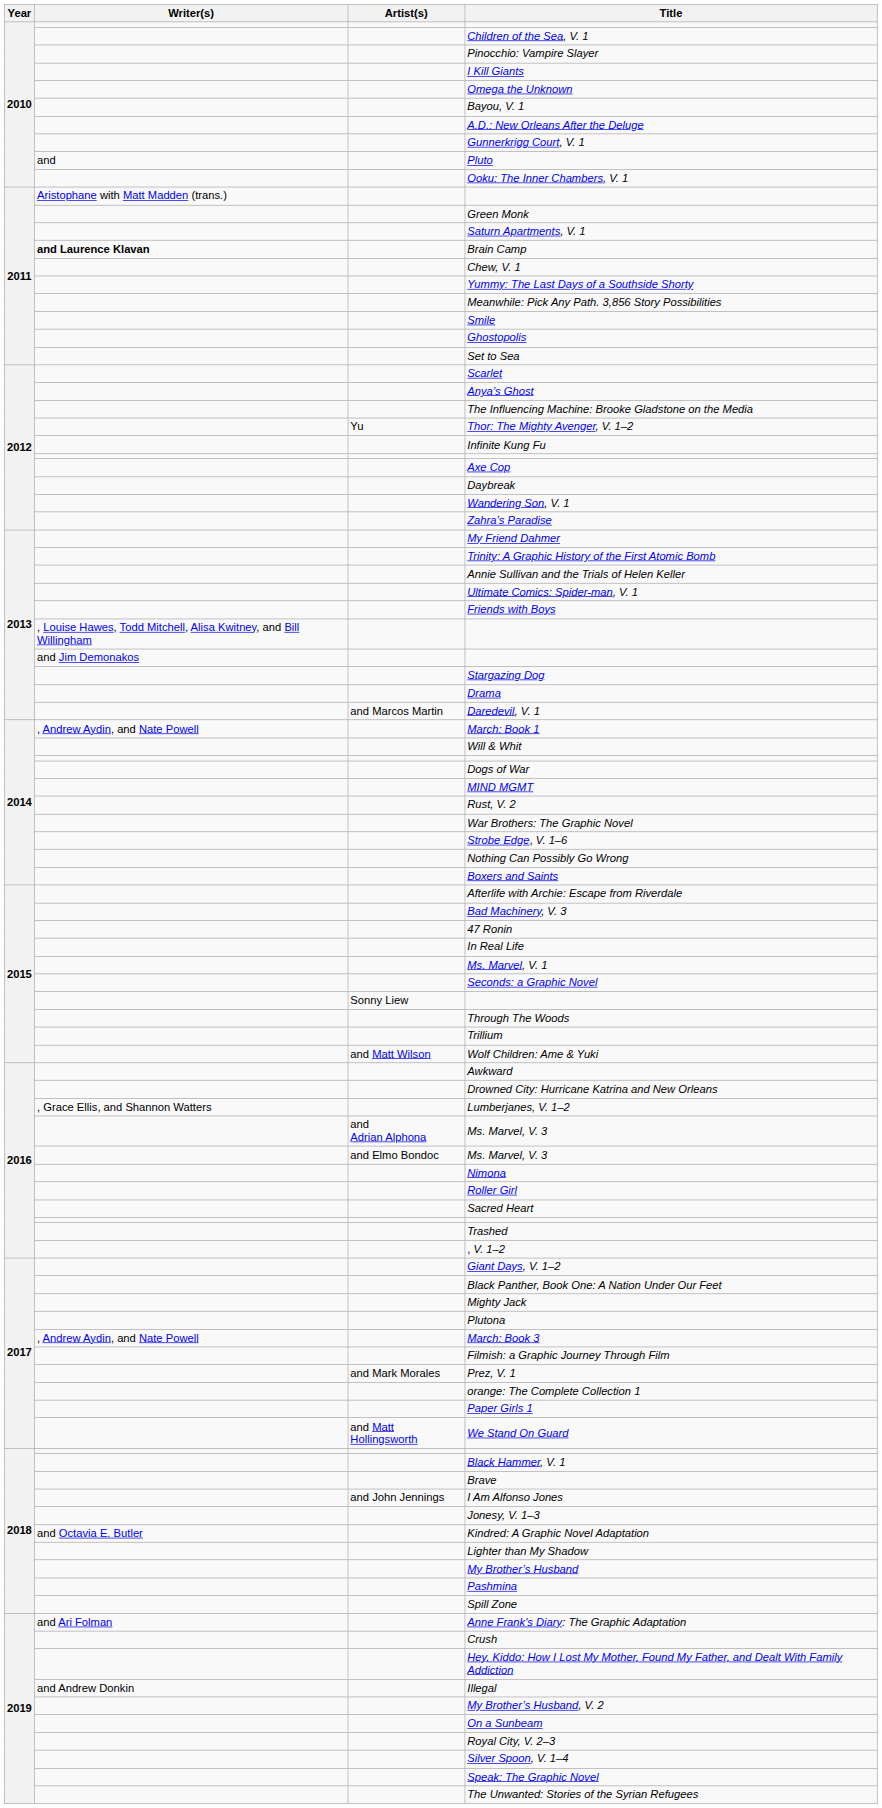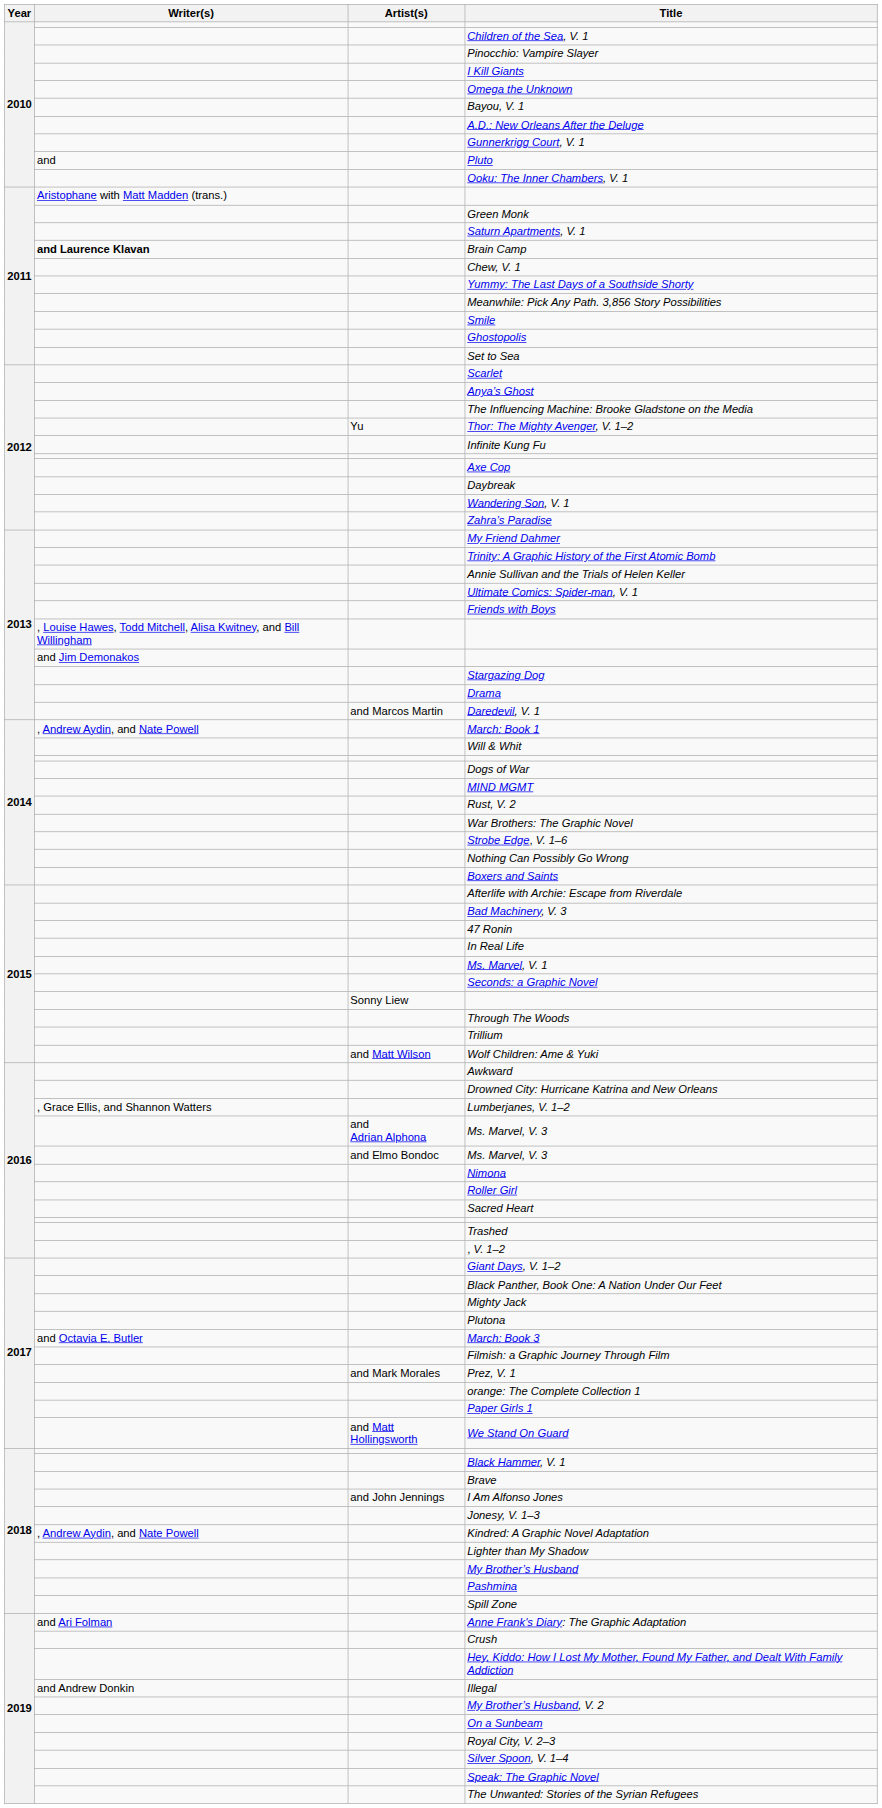(118, 1338) , Andrew Aydin, and Nate Powell -> (90, 1338) and Octavia E. Butler
(90, 1533) and Octavia E. Butler -> (118, 1533) , Andrew Aydin, and Nate Powell
